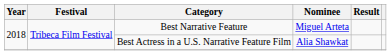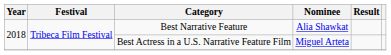(322, 27) Miguel Arteta -> (322, 27) Alia Shawkat
(322, 42) Alia Shawkat -> (322, 42) Miguel Arteta
